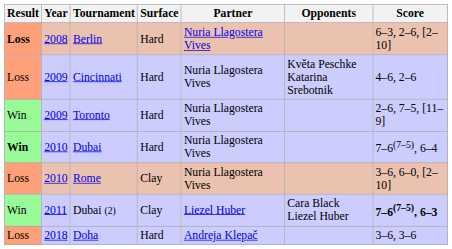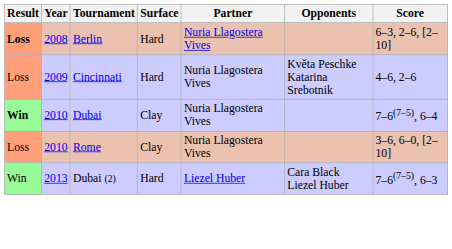- row: (91, 115)
(152, 146) Hard -> (151, 115) Clay
(56, 210) 2011 -> (56, 178) 2013
(151, 210) Clay -> (152, 178) Hard
(406, 210) bold -> (406, 178) normal
- row: (86, 235)
